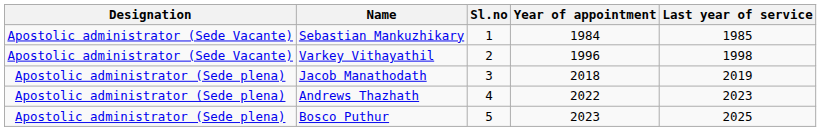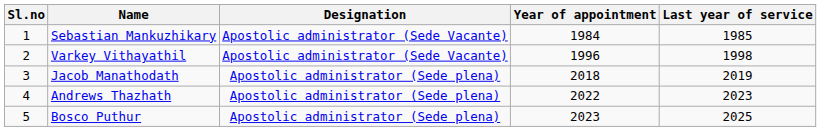columns swapped: (489, 15) <-> (150, 15)
